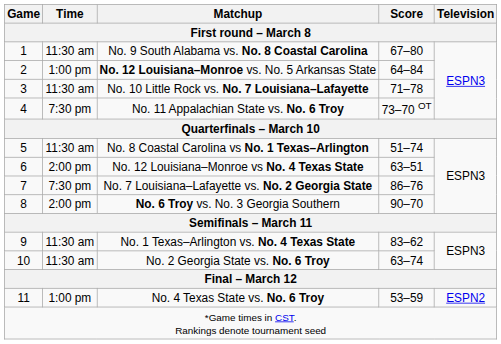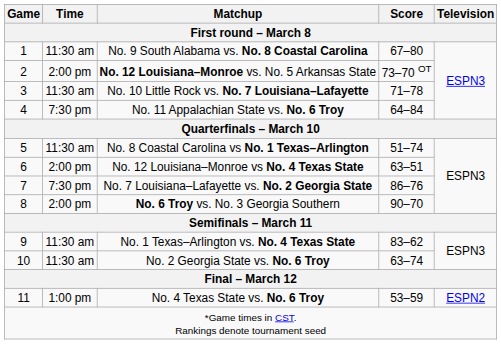(70, 70) 1:00 pm -> (70, 71) 2:00 pm
(407, 70) 64–84 -> (407, 71) 73–70 OT
(407, 109) 73–70 OT -> (407, 110) 64–84
